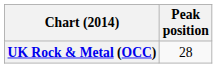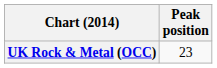(186, 52) 28 -> (186, 52) 23
